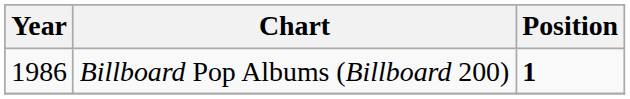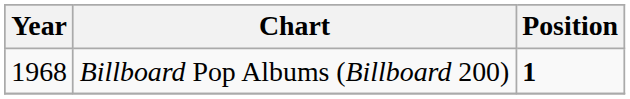(39, 70) 1986 -> (39, 70) 1968
